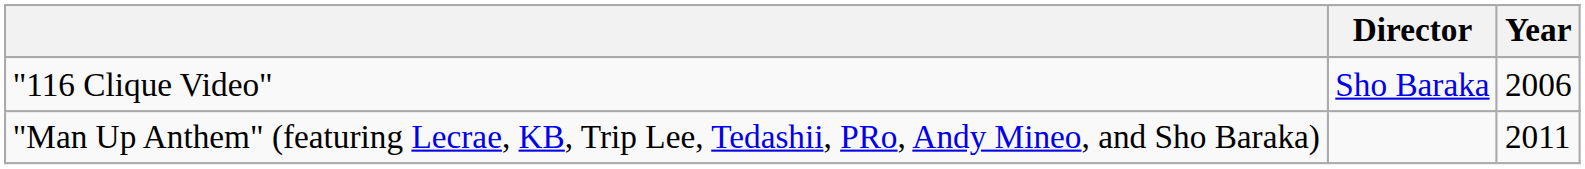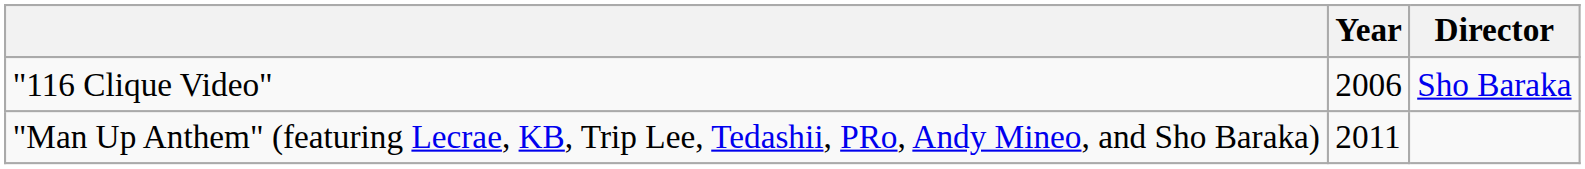columns swapped: (1538, 30) <-> (1412, 30)
